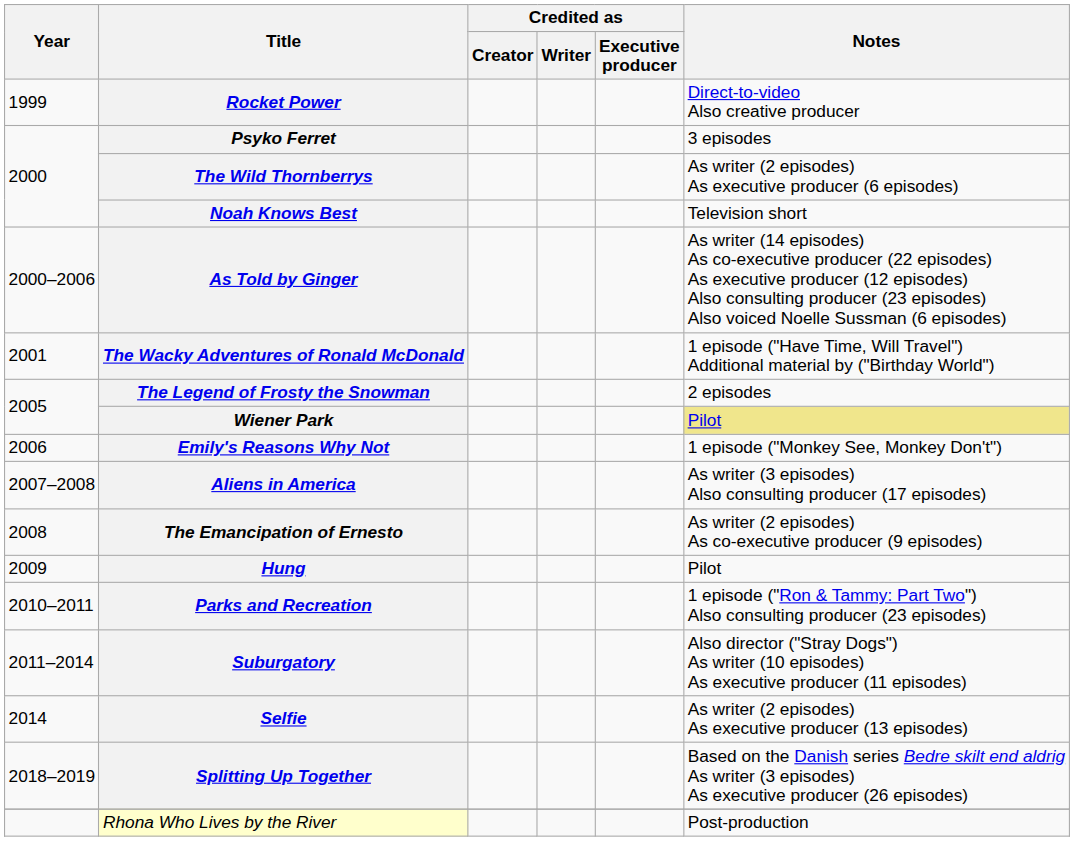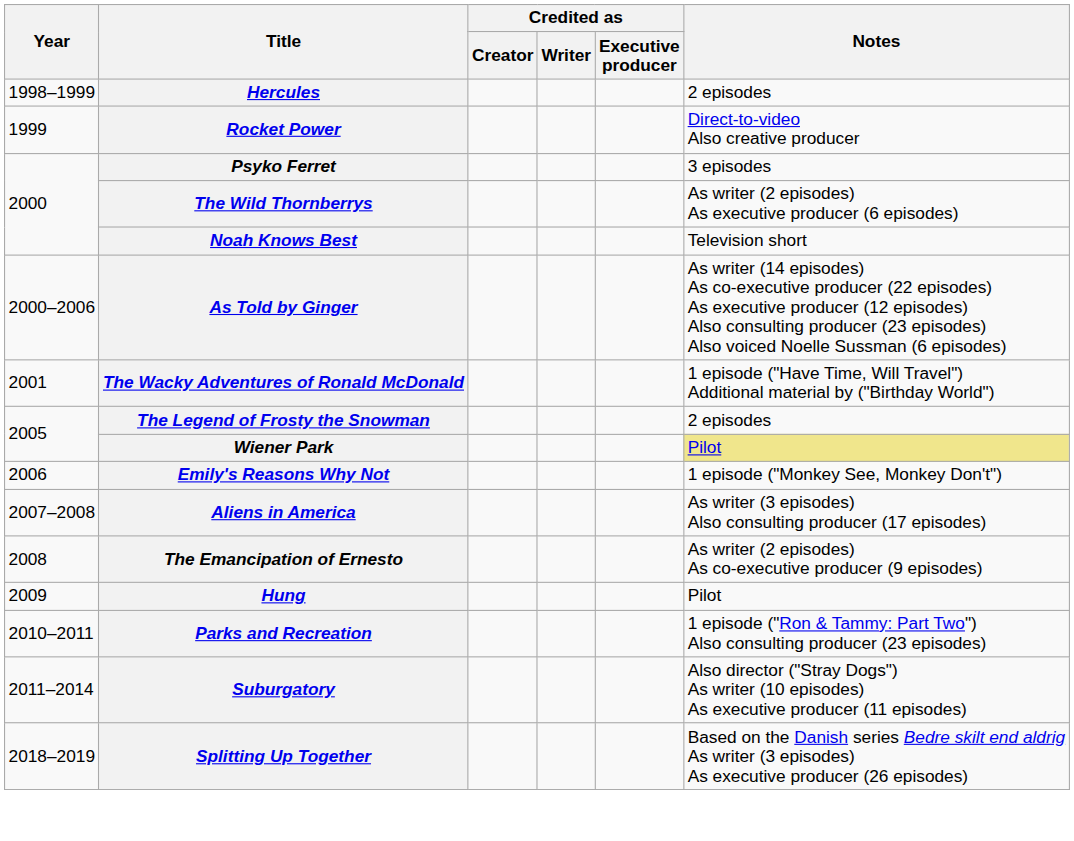+ row: (284, 92)
- row: (284, 719)
- row: (220, 822)
